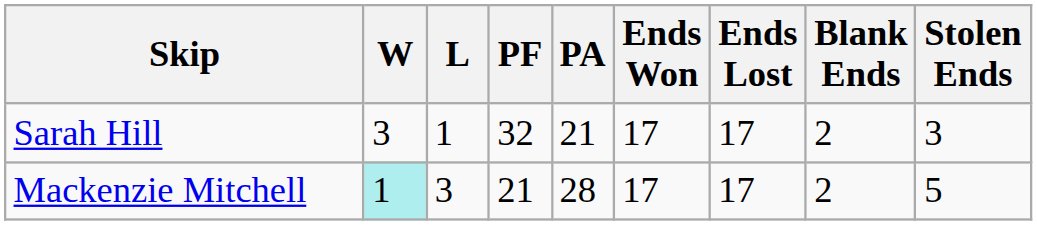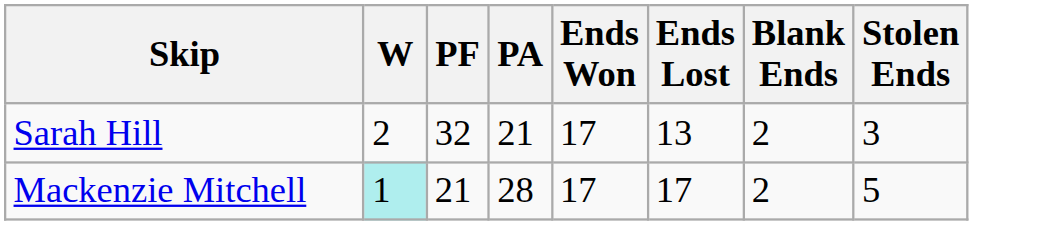- column: (458, 53)
(381, 132) 3 -> (381, 132) 2
(737, 132) 17 -> (674, 132) 13
